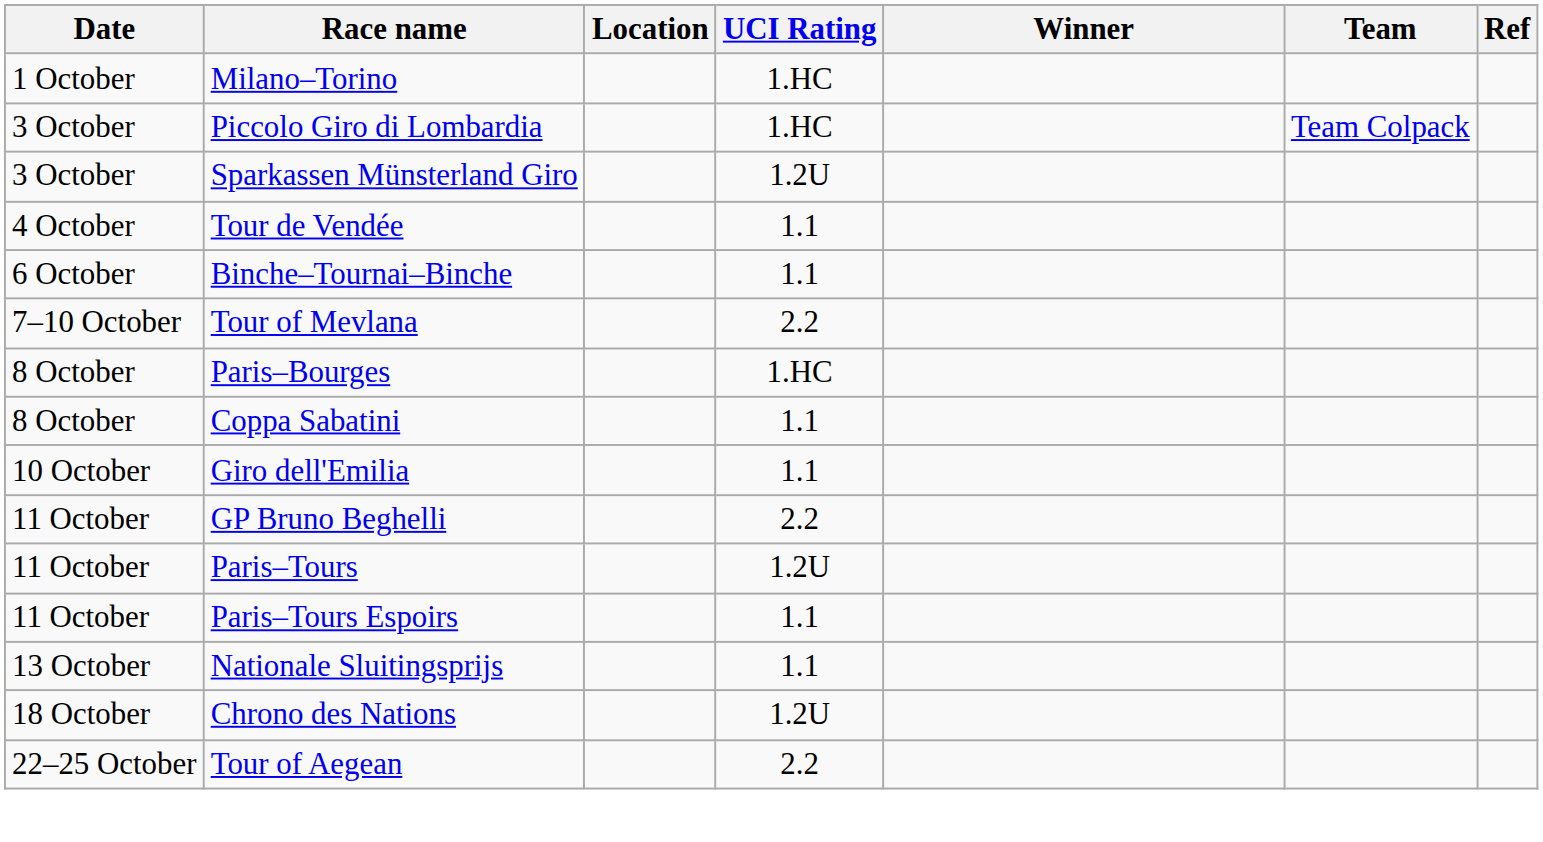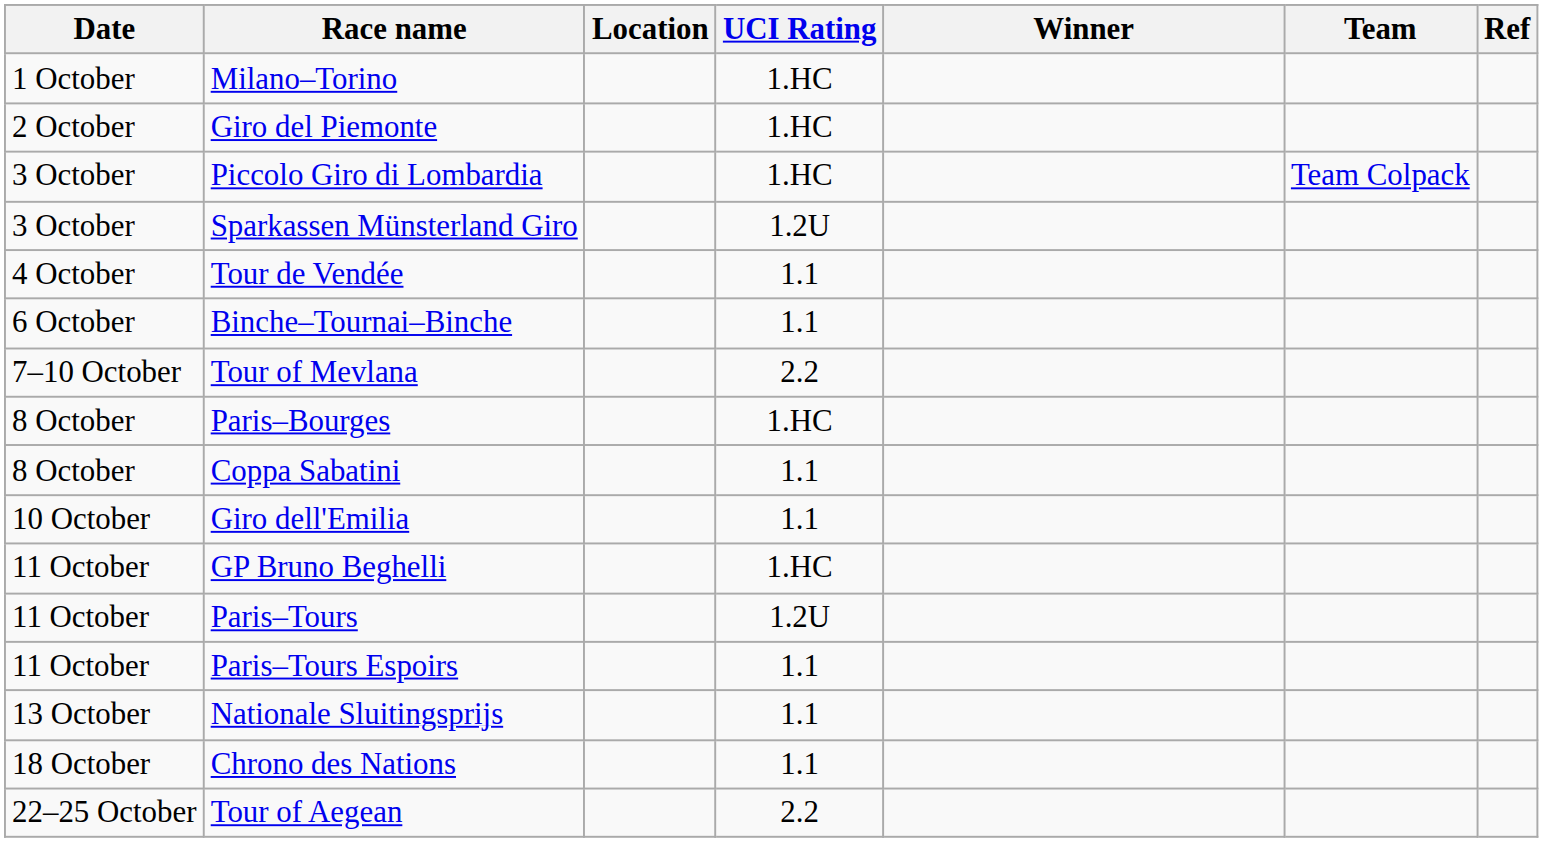+ row: (324, 126)
(800, 518) 2.2 -> (800, 567) 1.HC
(800, 714) 1.2U -> (800, 763) 1.1
